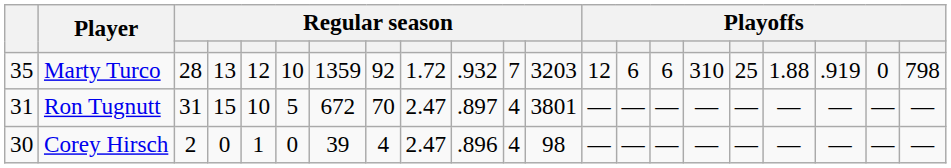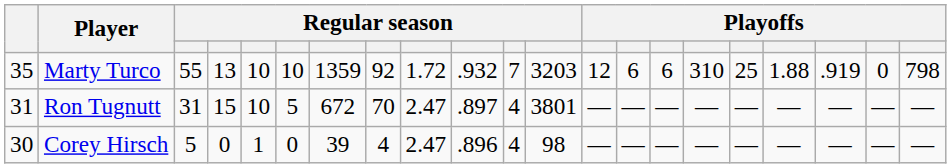(191, 70) 28 -> (191, 70) 55
(258, 70) 12 -> (258, 70) 10
(191, 143) 2 -> (191, 143) 5
